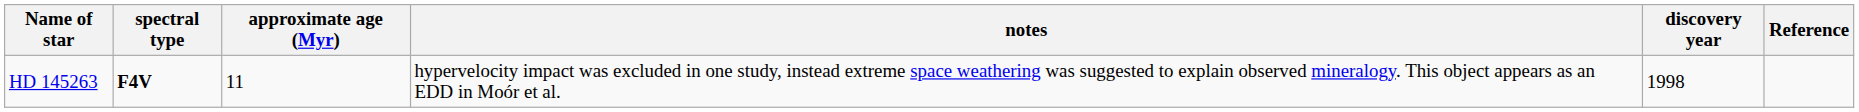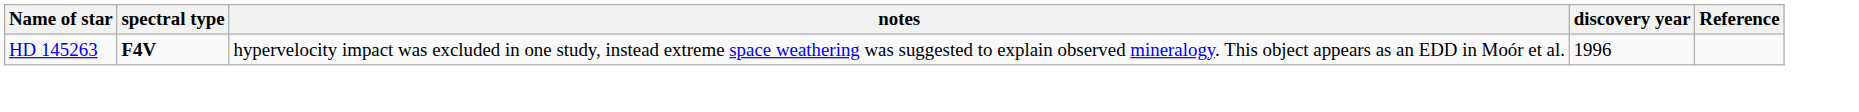- column: (316, 30)
(1666, 81) 1998 -> (1593, 49) 1996
